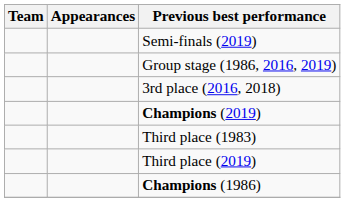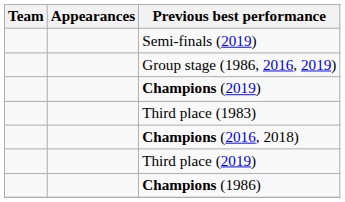- row: (211, 88)
+ row: (221, 137)
